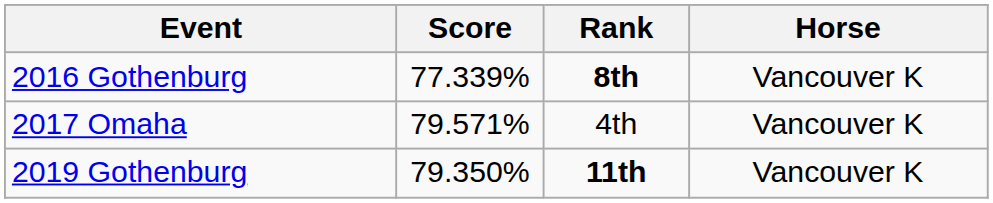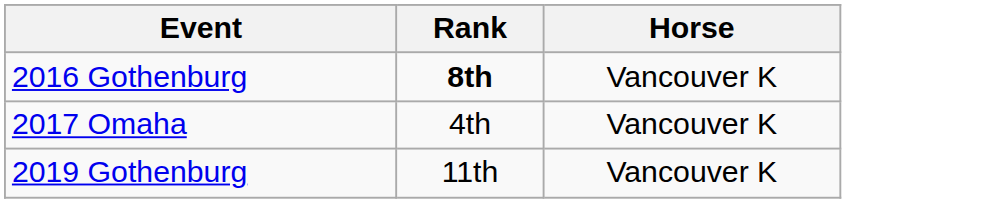- column: (470, 28)
(616, 172) bold -> (470, 172) normal
